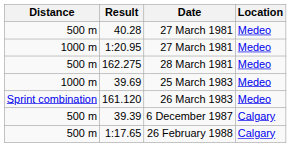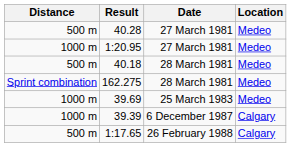+ row: (128, 64)
(82, 64) 500 m -> (52, 82) Sprint combination
- row: (122, 99)
(82, 116) 500 m -> (79, 116) 1000 m
